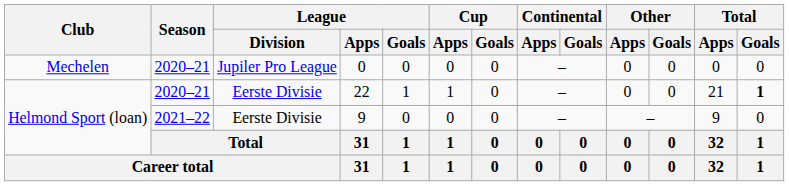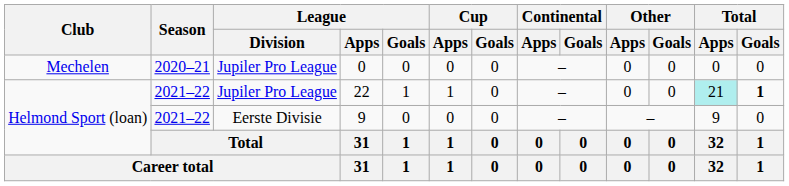(182, 92) 2020–21 -> (182, 92) 2021–22
(277, 92) Eerste Divisie -> (277, 92) Jupiler Pro League
(716, 92) no background -> (716, 92) paleturquoise background
